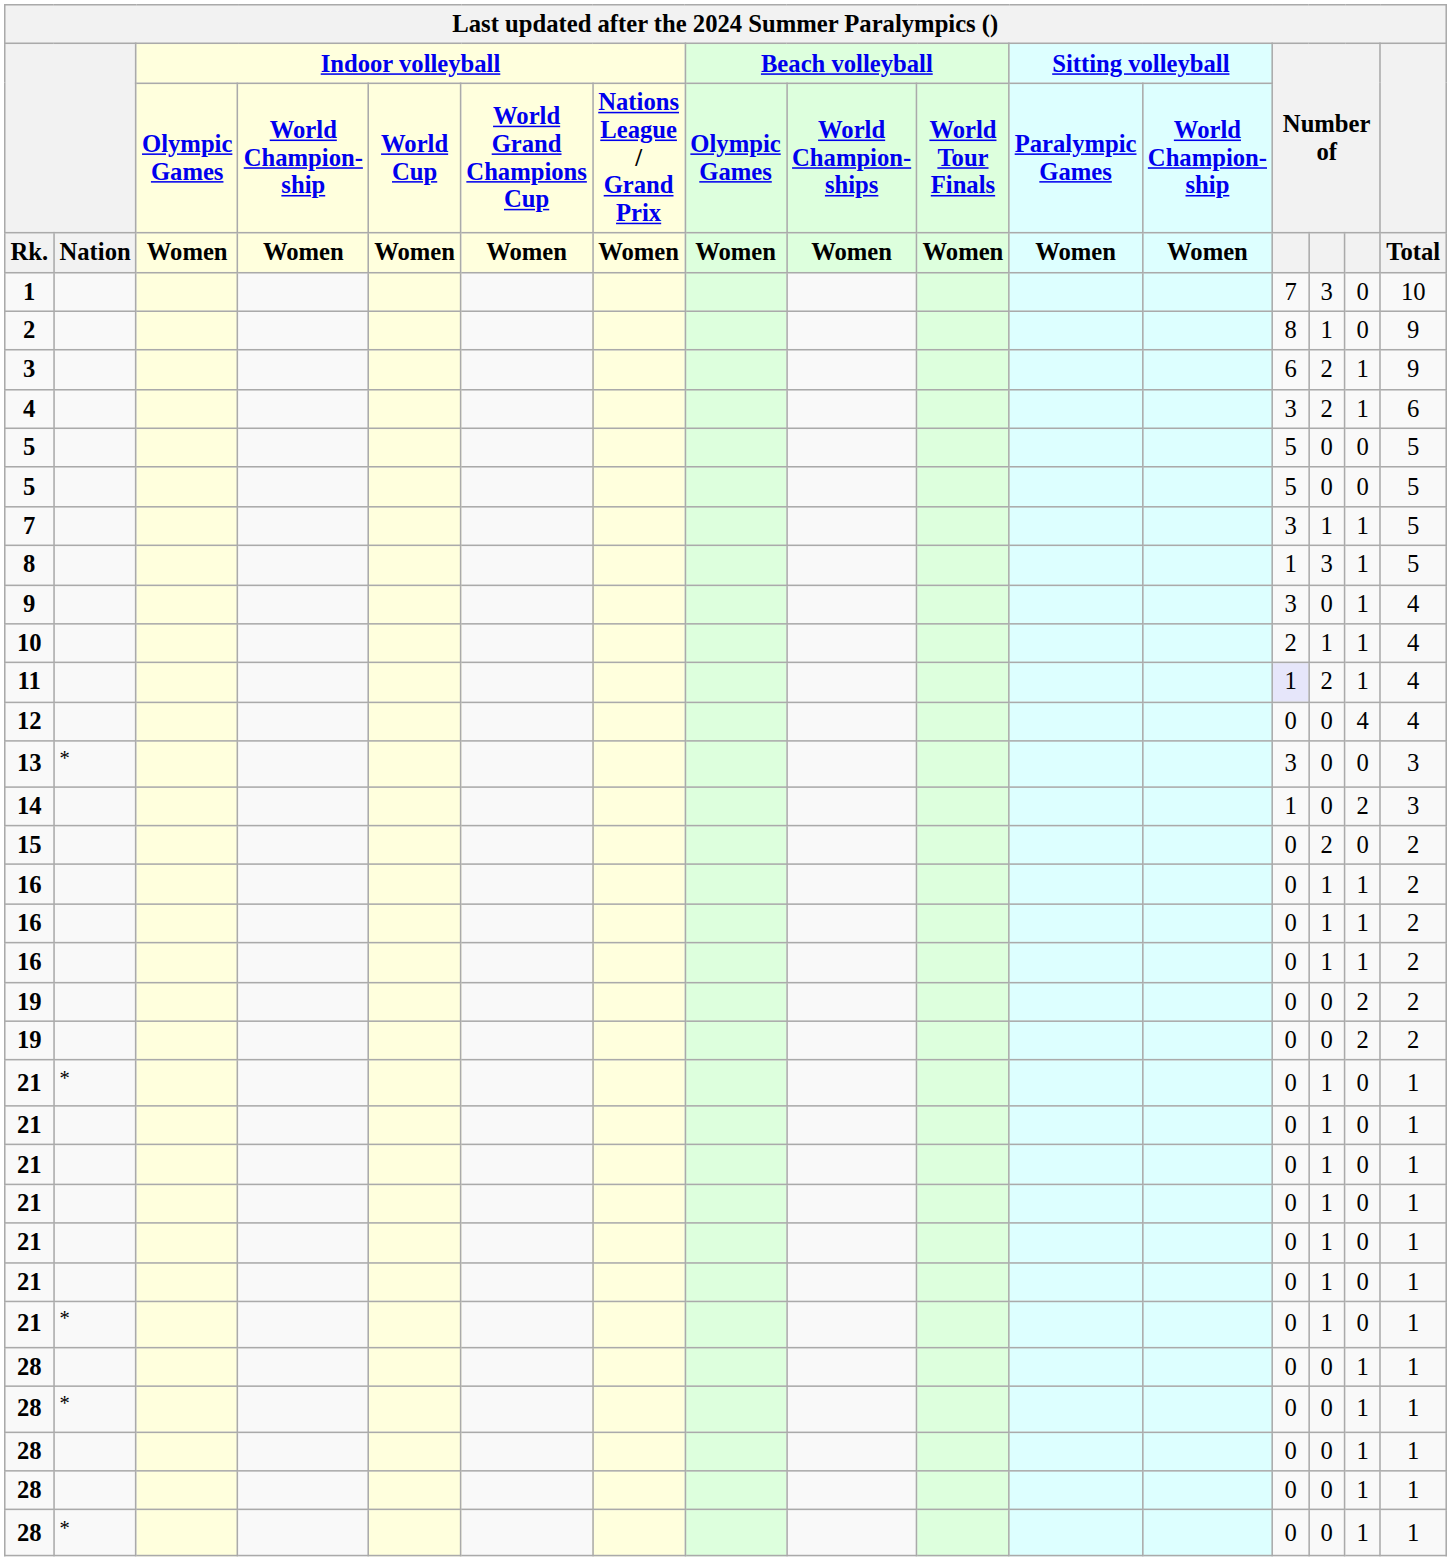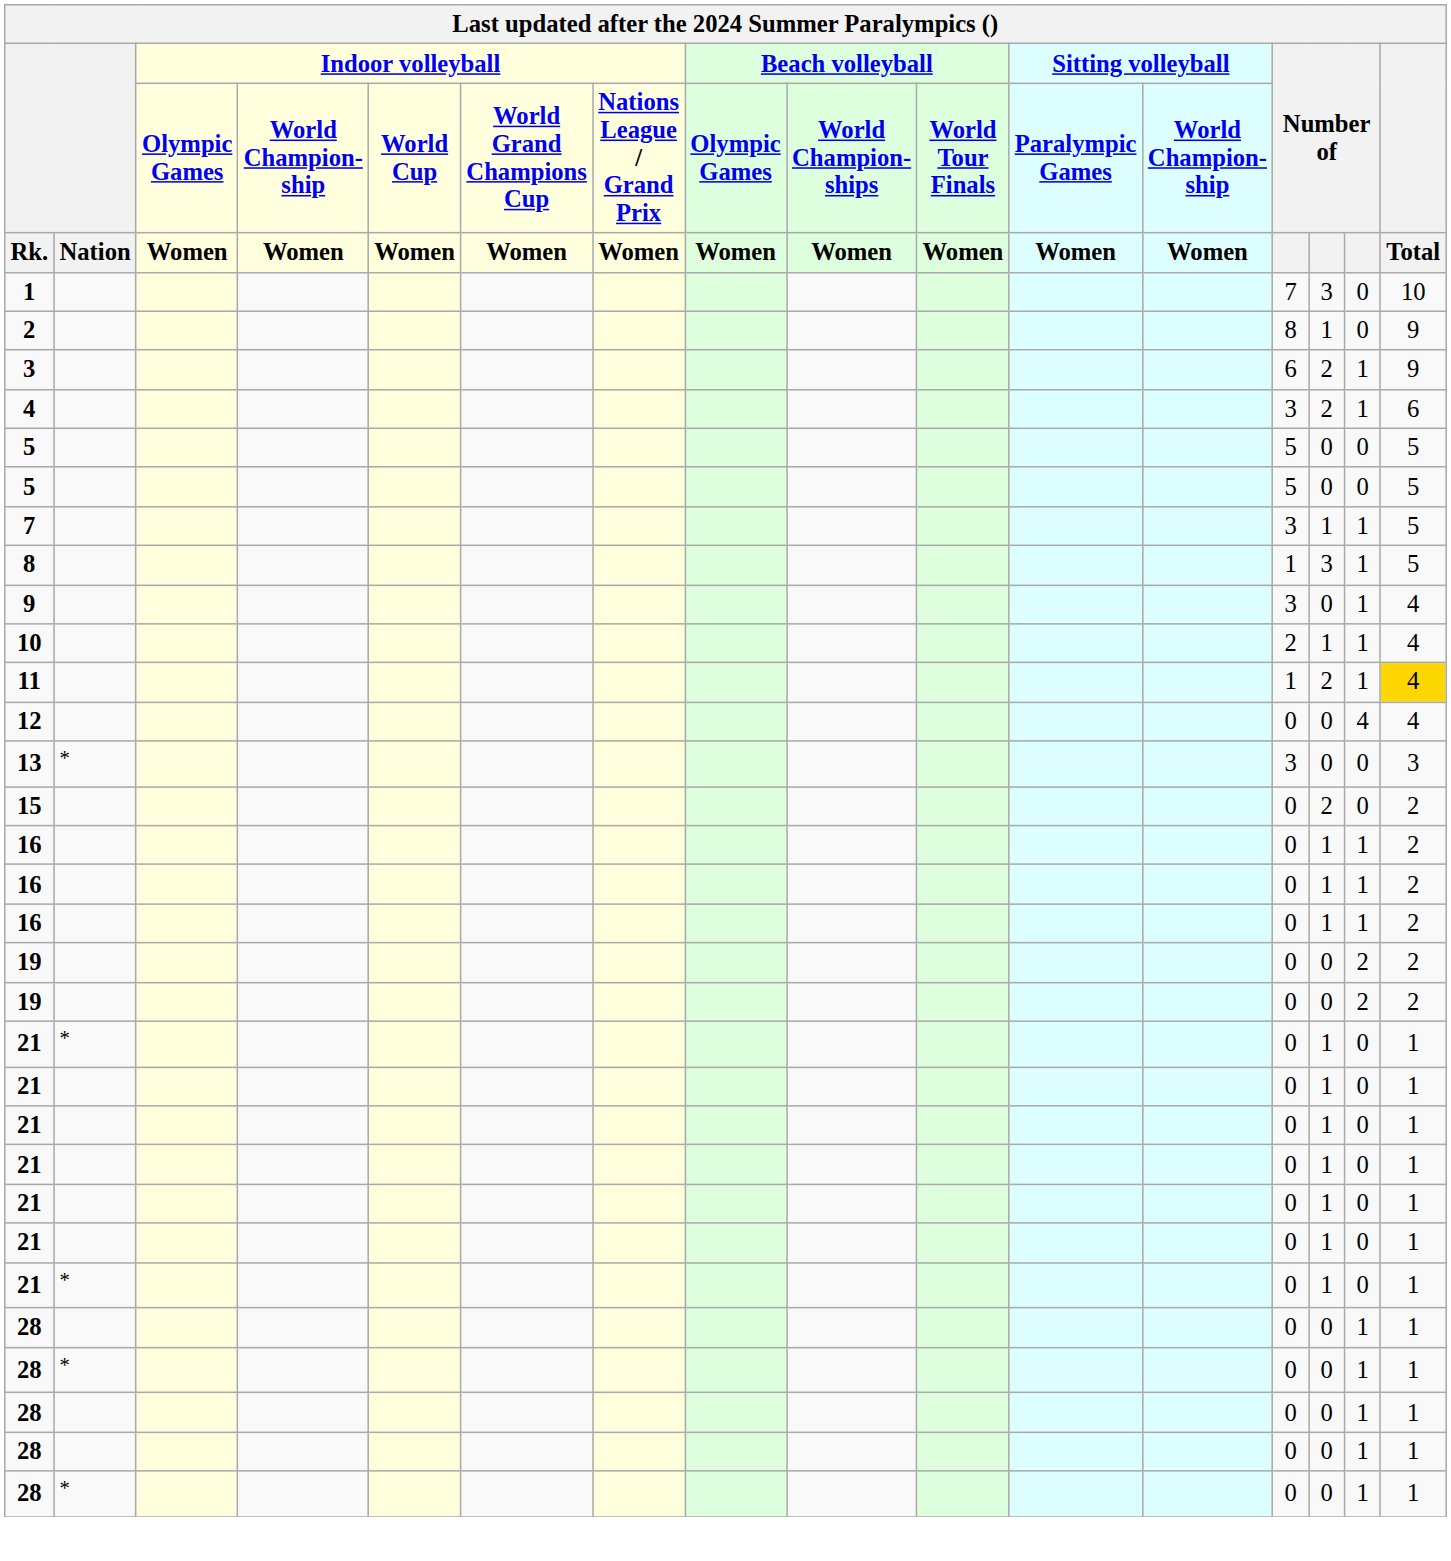(1291, 682) lavender background -> (1291, 682) no background
(1413, 682) no background -> (1413, 682) gold background
- row: (29, 805)
